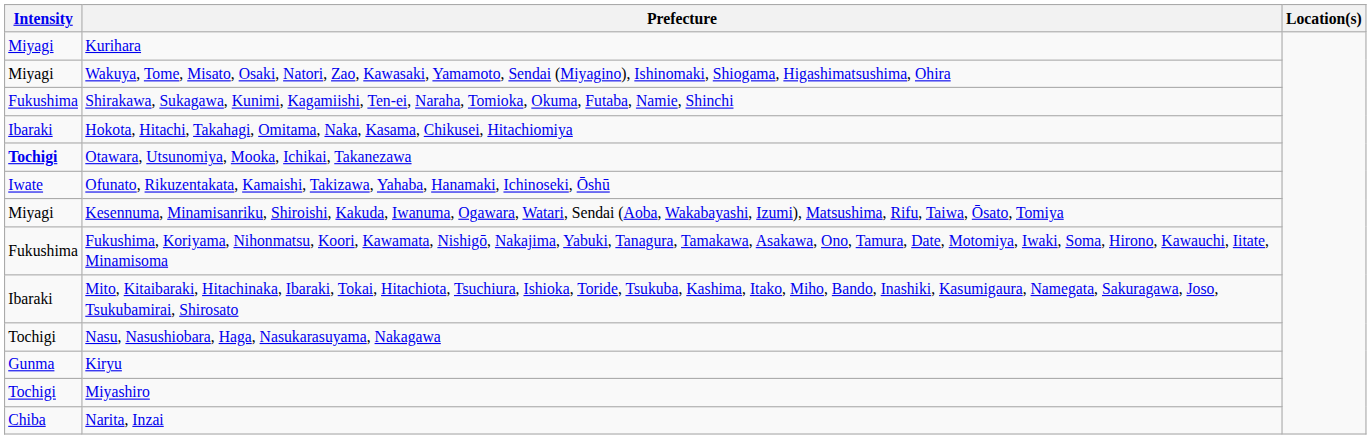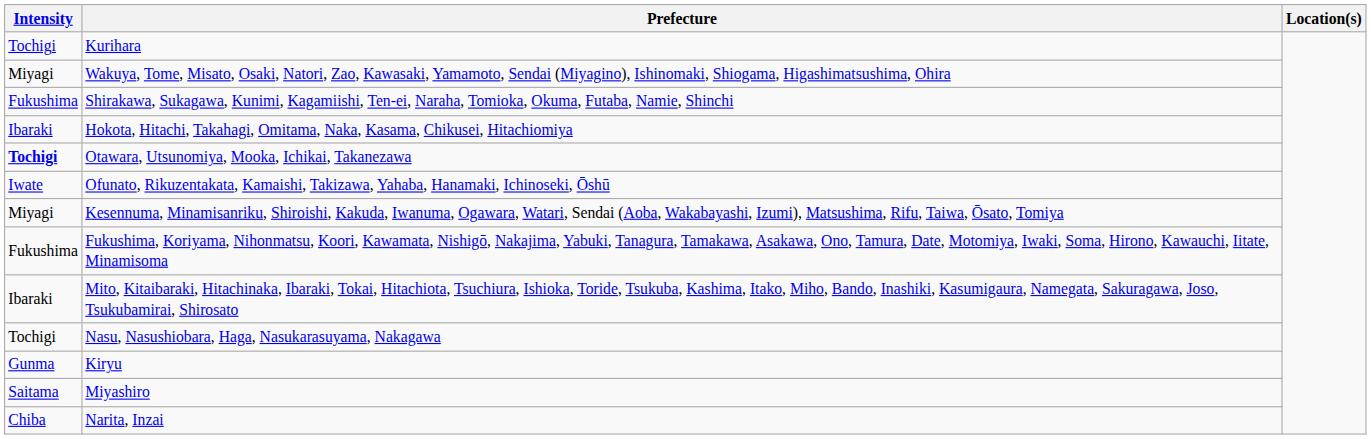(31, 46) Miyagi -> (32, 46) Tochigi
(32, 392) Tochigi -> (33, 392) Saitama
